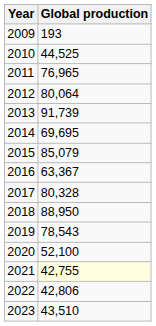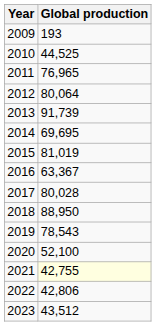(60, 152) 85,079 -> (60, 152) 81,019
(60, 192) 80,328 -> (60, 192) 80,028
(60, 311) 43,510 -> (60, 311) 43,512
